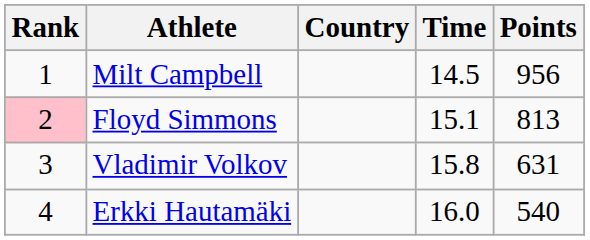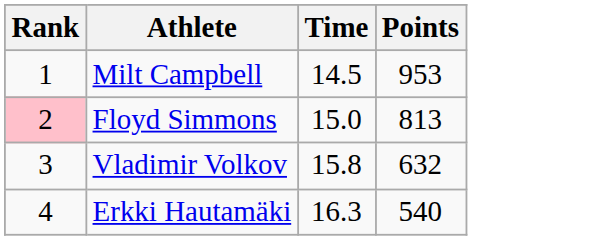- column: (357, 27)
(538, 73) 956 -> (420, 73) 953
(454, 119) 15.1 -> (336, 119) 15.0
(538, 165) 631 -> (420, 165) 632
(454, 211) 16.0 -> (336, 211) 16.3
